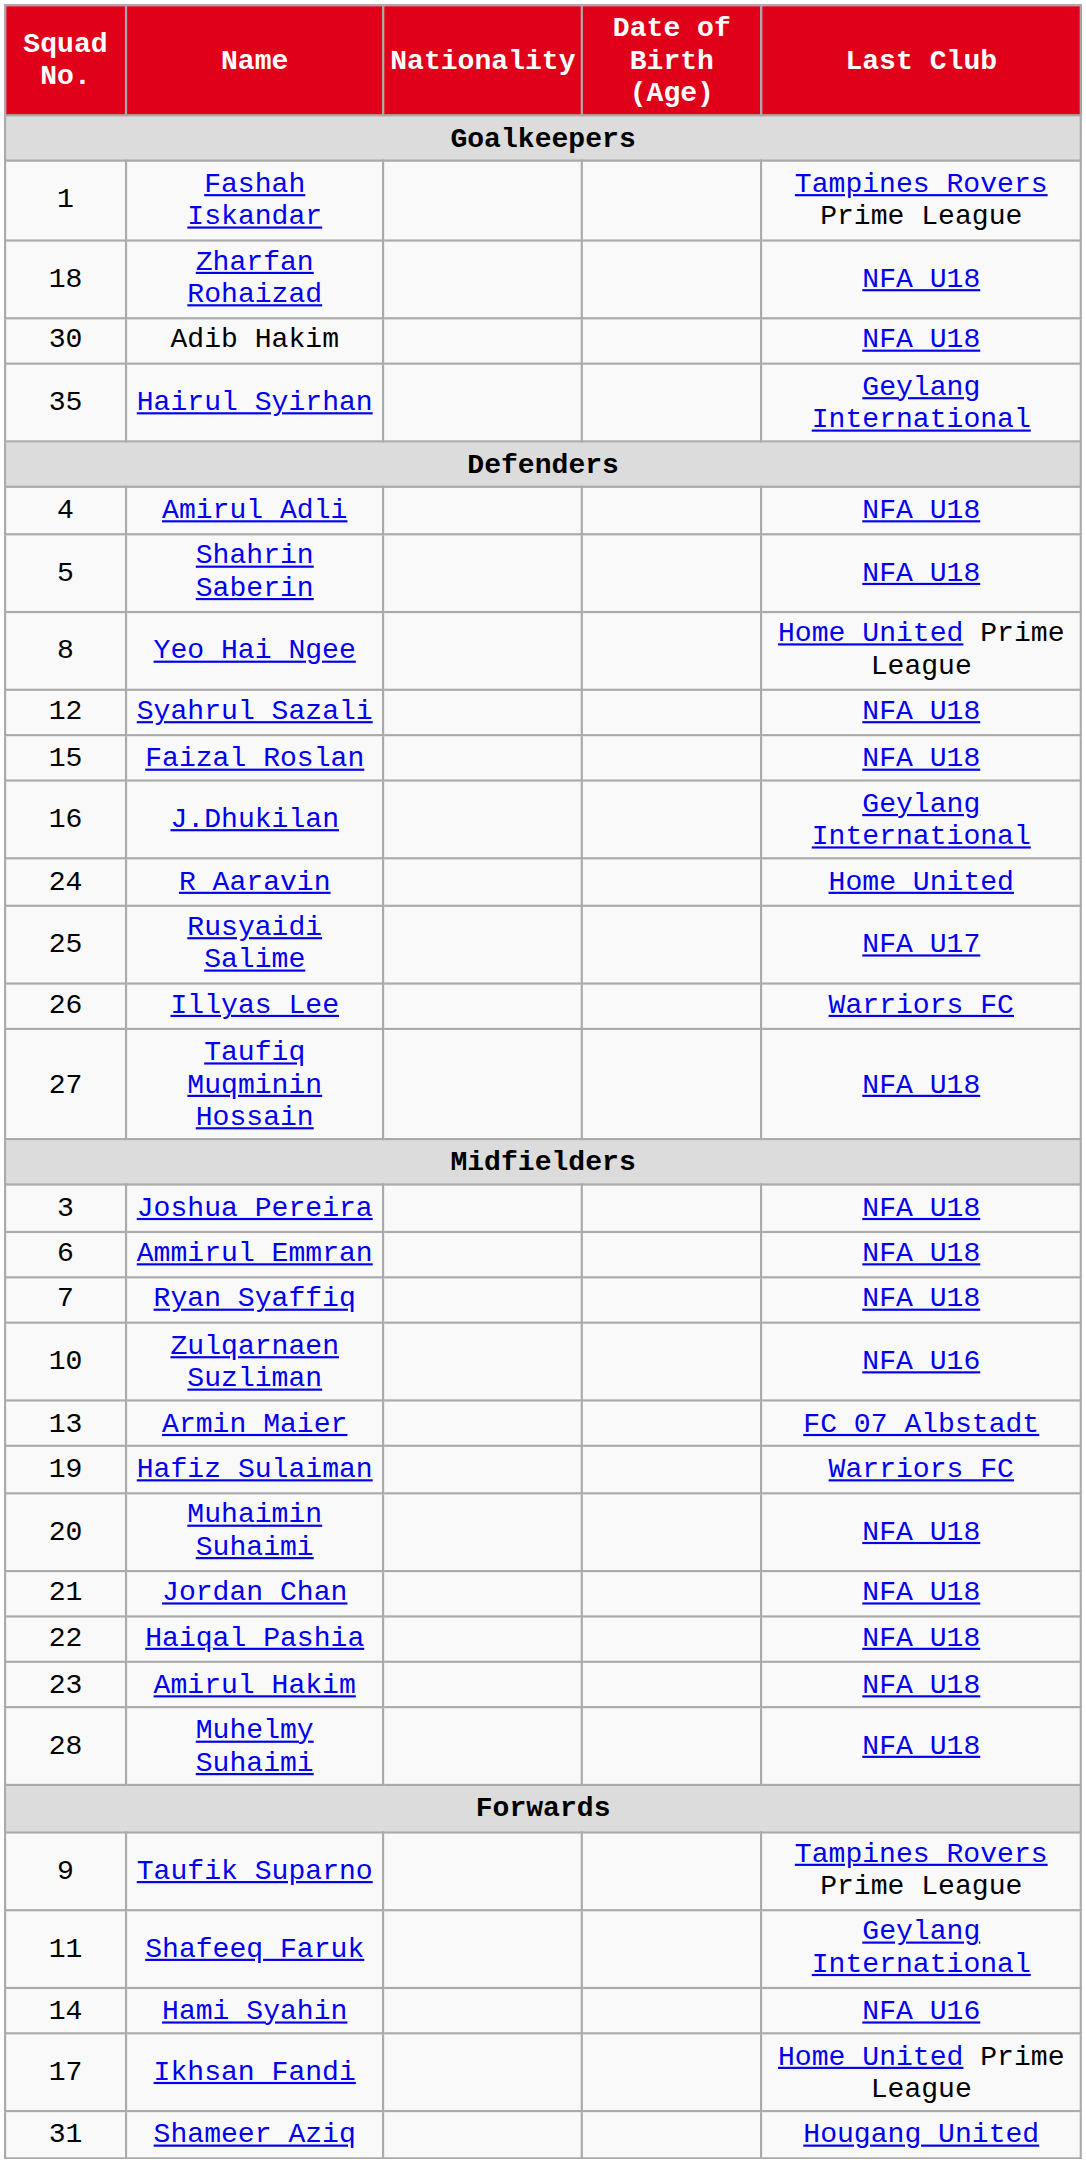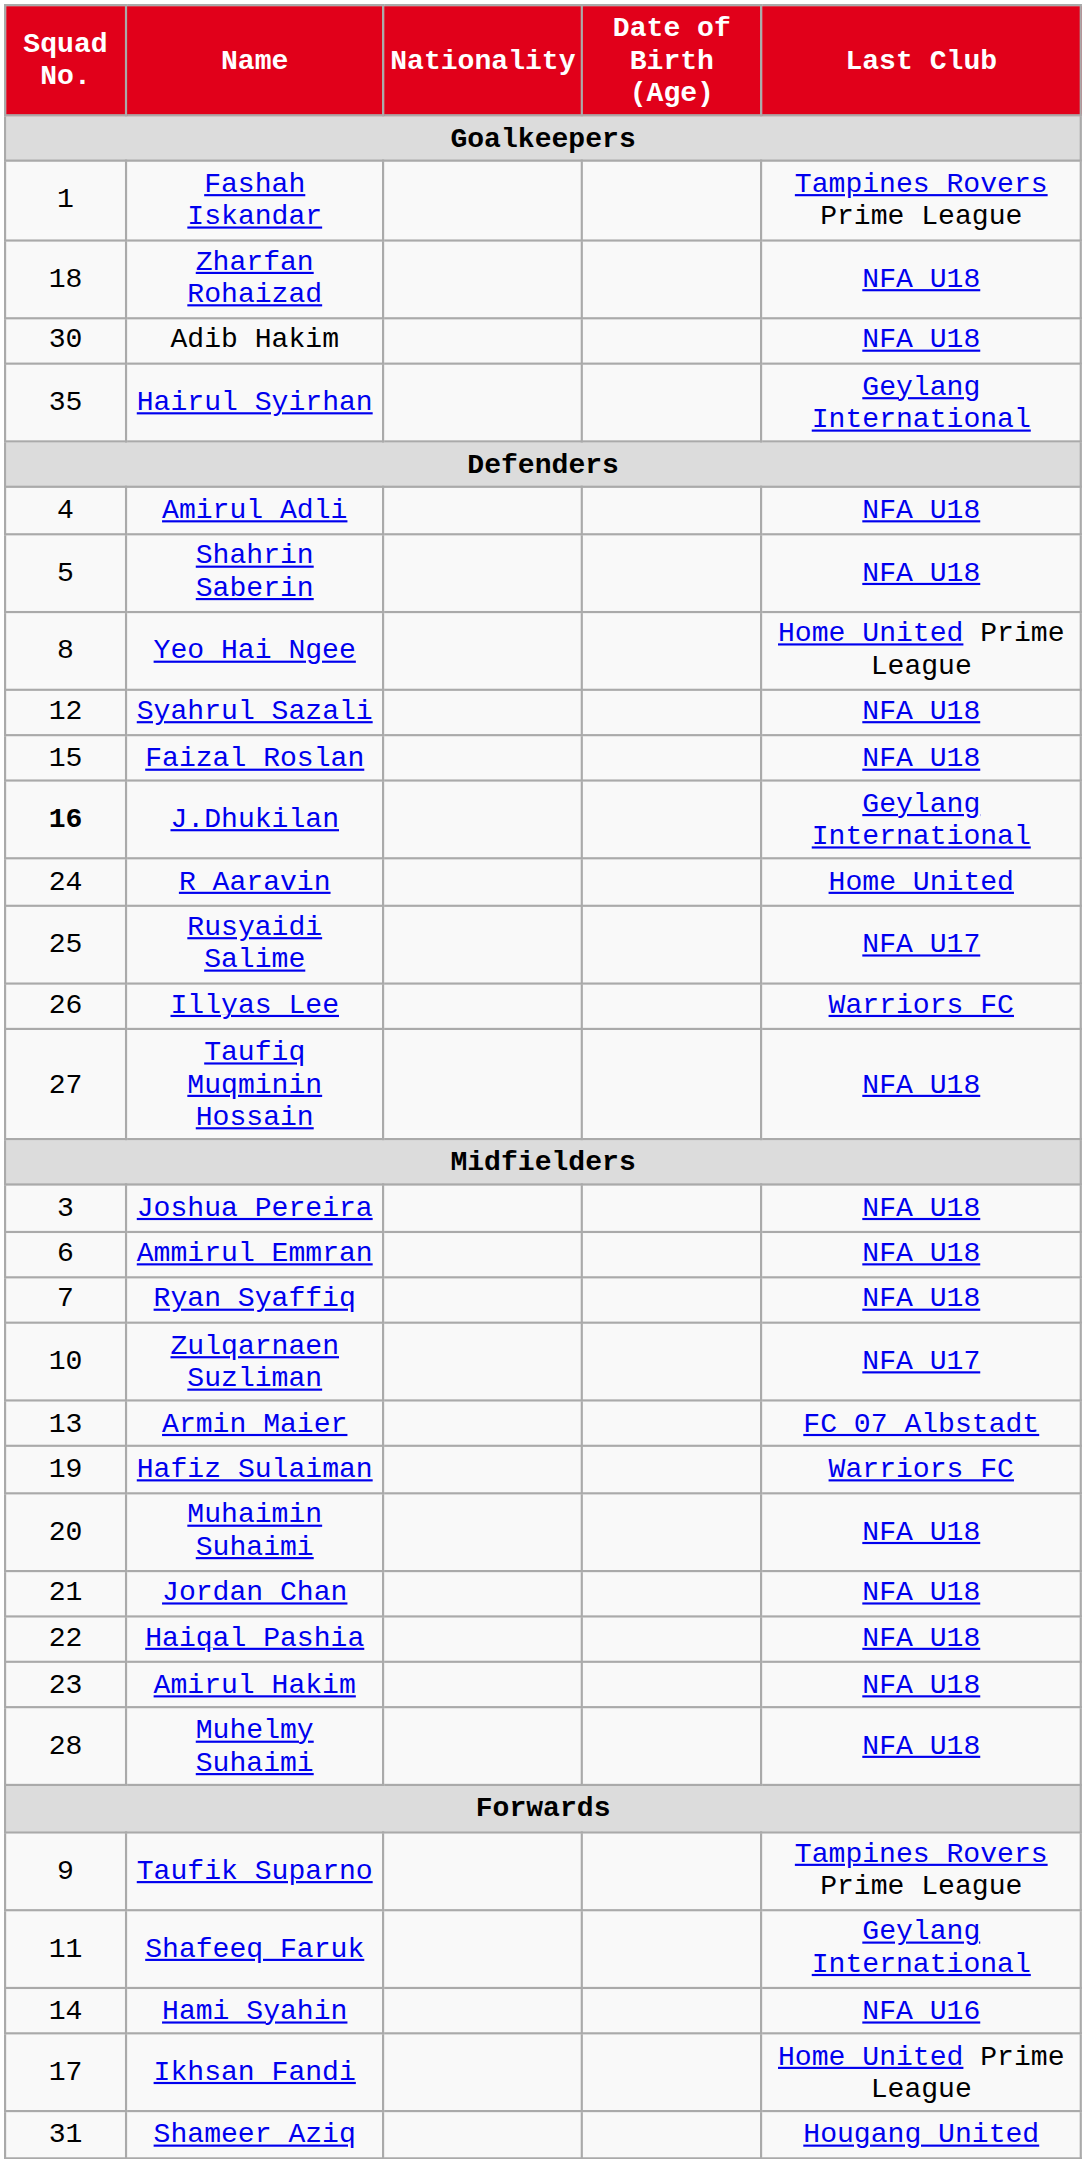(66, 820) normal -> (66, 820) bold
(921, 1362) NFA U16 -> (921, 1362) NFA U17
